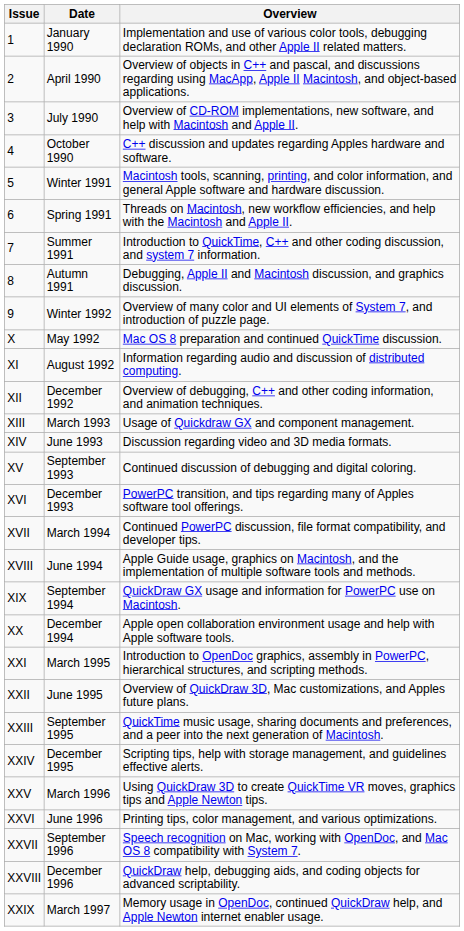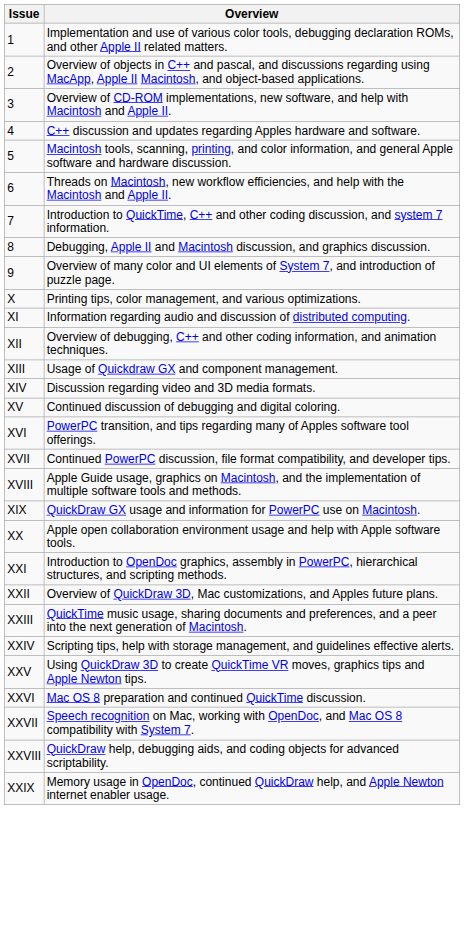- column: (82, 14)
(282, 339) Mac OS 8 preparation and continued QuickTime discussion. -> (204, 298) Printing tips, color management, and various optimizations.
(280, 819) Printing tips, color management, and various optimizations. -> (206, 697) Mac OS 8 preparation and continued QuickTime discussion.
